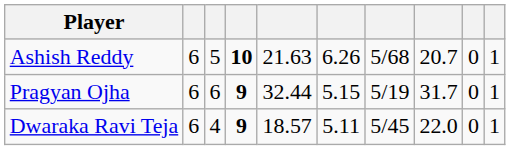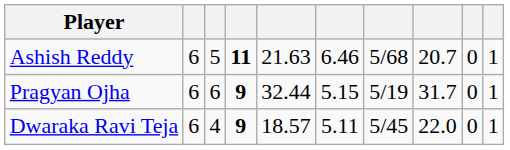(241, 56) 10 -> (241, 56) 11
(341, 56) 6.26 -> (340, 56) 6.46
